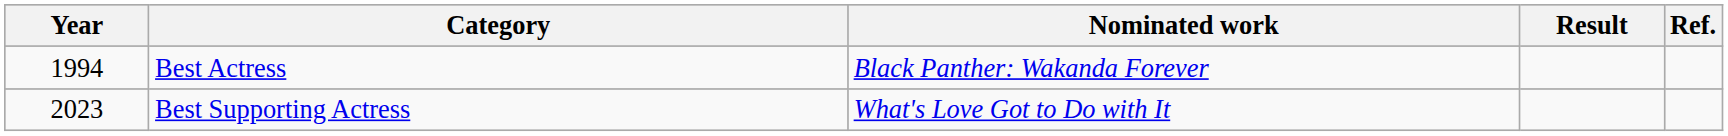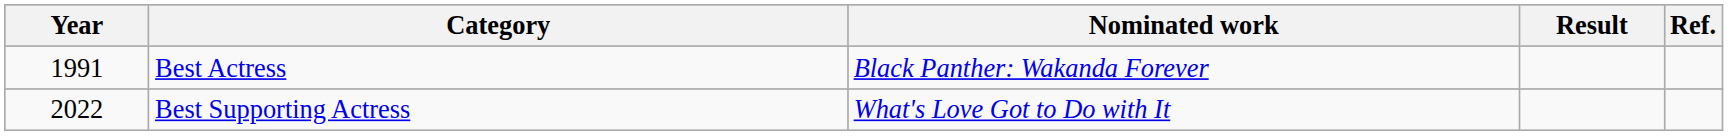(77, 67) 1994 -> (77, 67) 1991
(77, 109) 2023 -> (77, 109) 2022
